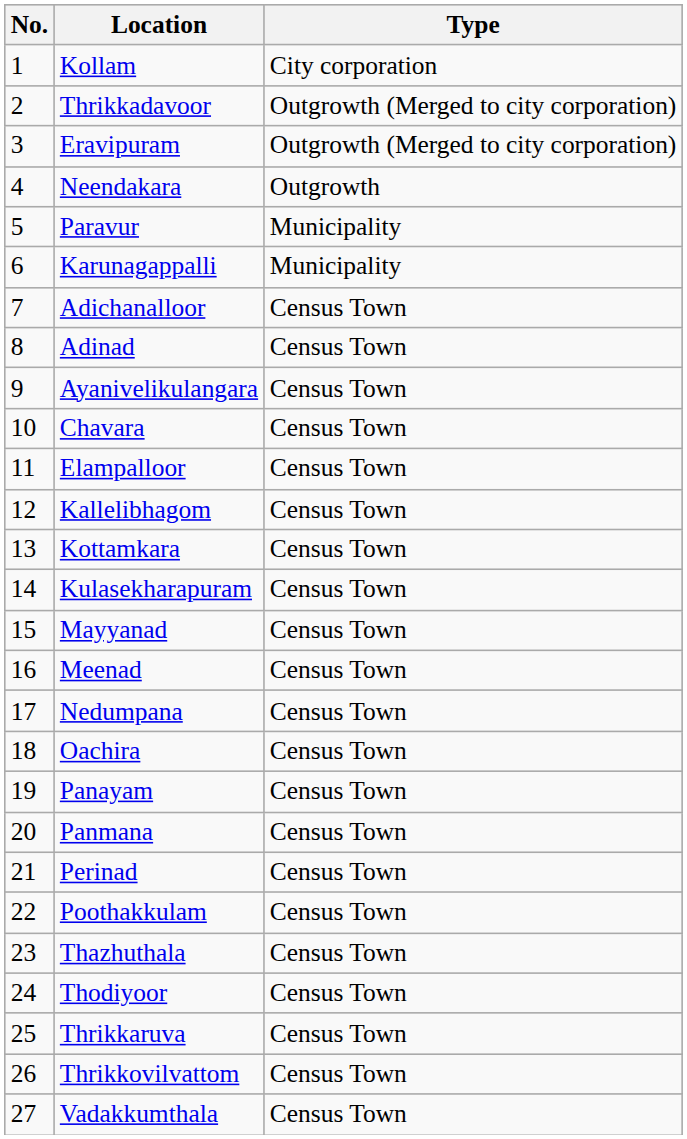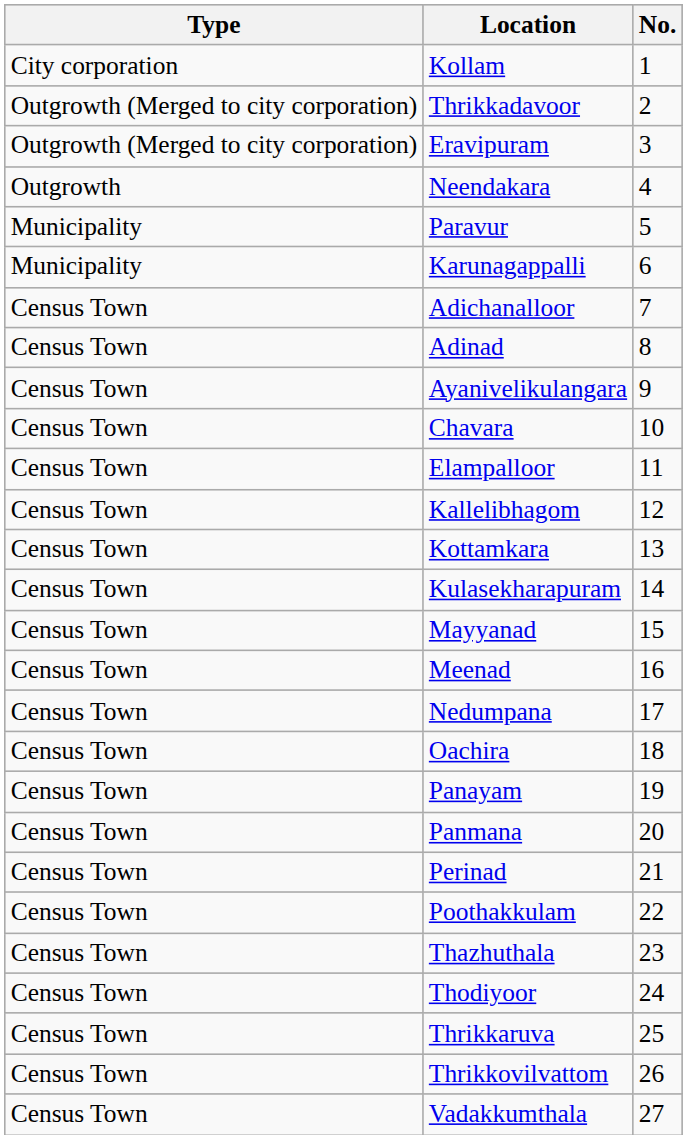columns swapped: (29, 24) <-> (473, 24)
